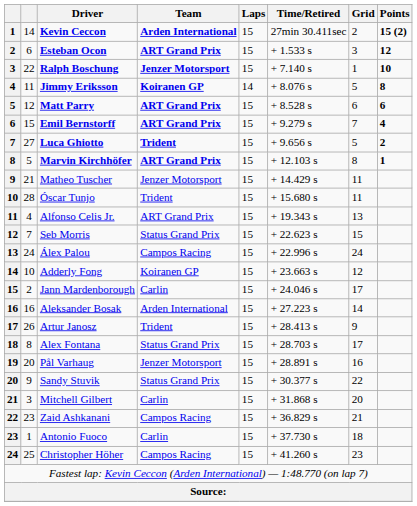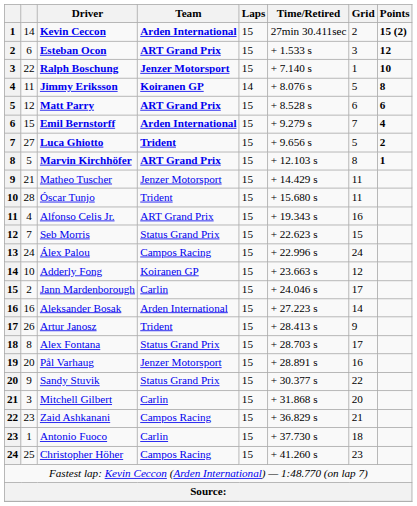(180, 123) ART Grand Prix -> (188, 123) Arden International
(357, 215) 13 -> (357, 215) 16
